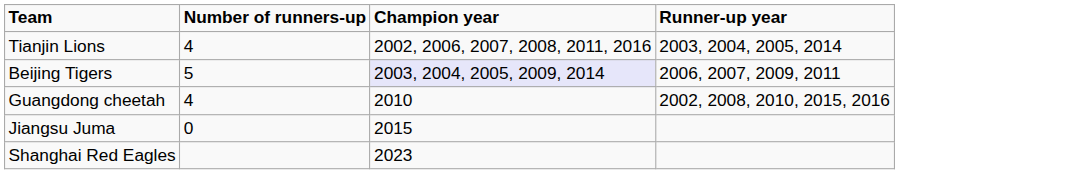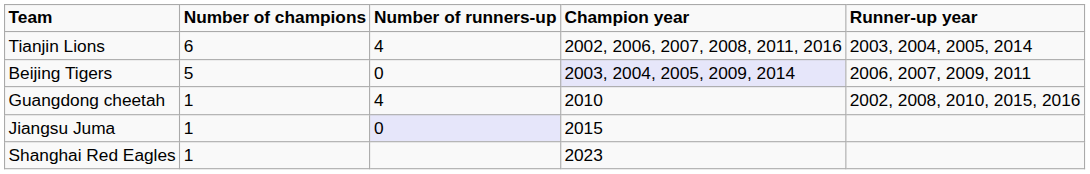+ column: (275, 18)
(188, 73) 5 -> (379, 73) 0
(188, 127) no background -> (379, 127) lavender background
